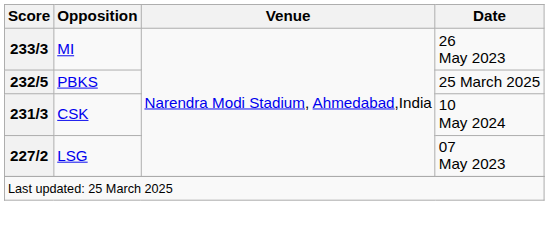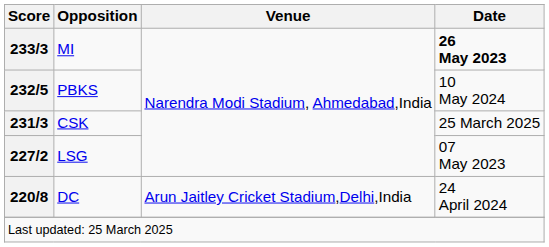(472, 49) normal -> (473, 49) bold
(489, 81) 25 March 2025 -> (472, 90) 10 May 2024
(472, 114) 10 May 2024 -> (489, 123) 25 March 2025
+ row: (68, 196)
